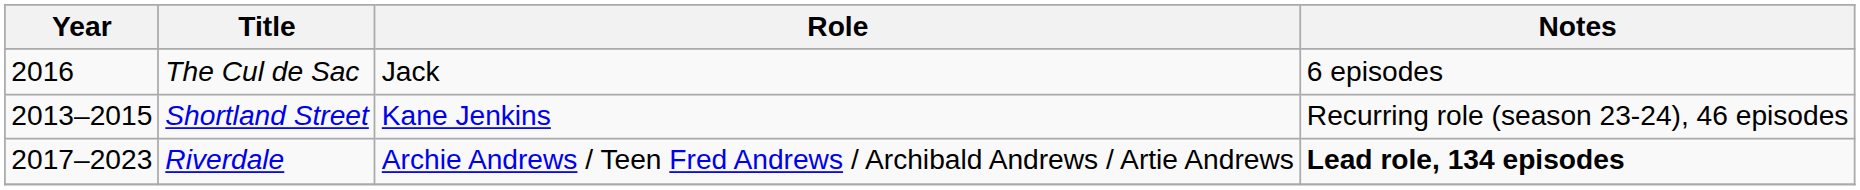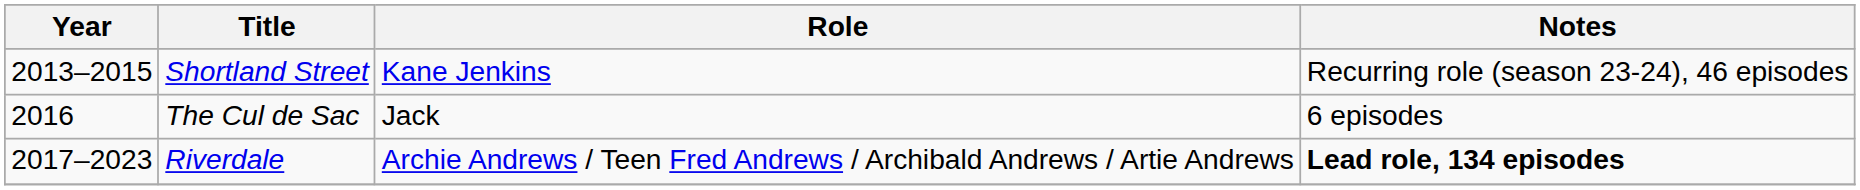rows swapped: (267, 116) <-> (262, 71)
